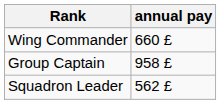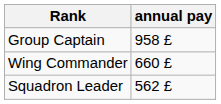rows swapped: (56, 63) <-> (68, 39)
